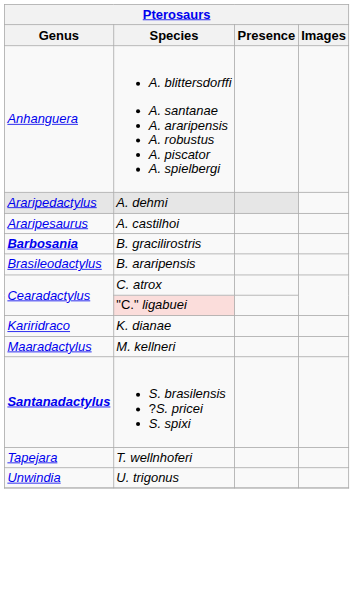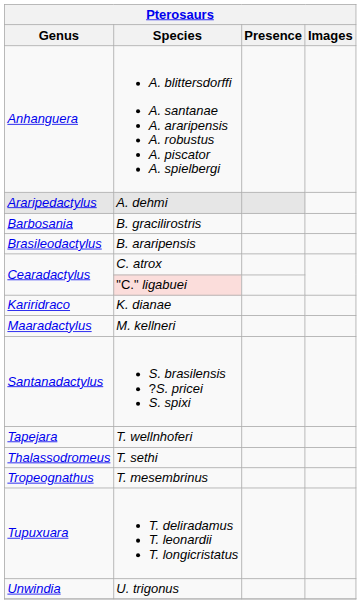- row: (148, 223)
(43, 243) bold -> (40, 223) normal
(59, 402) bold -> (55, 381) normal
+ row: (137, 457)
+ row: (162, 477)
+ row: (177, 541)
